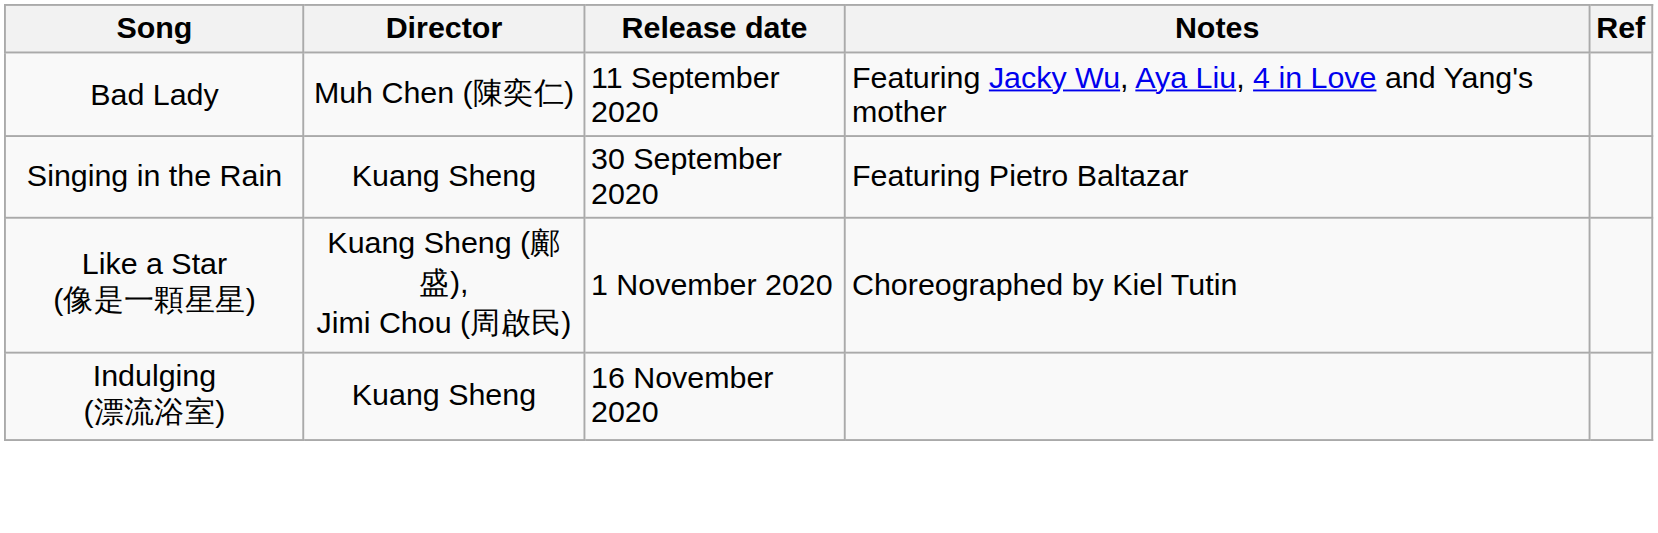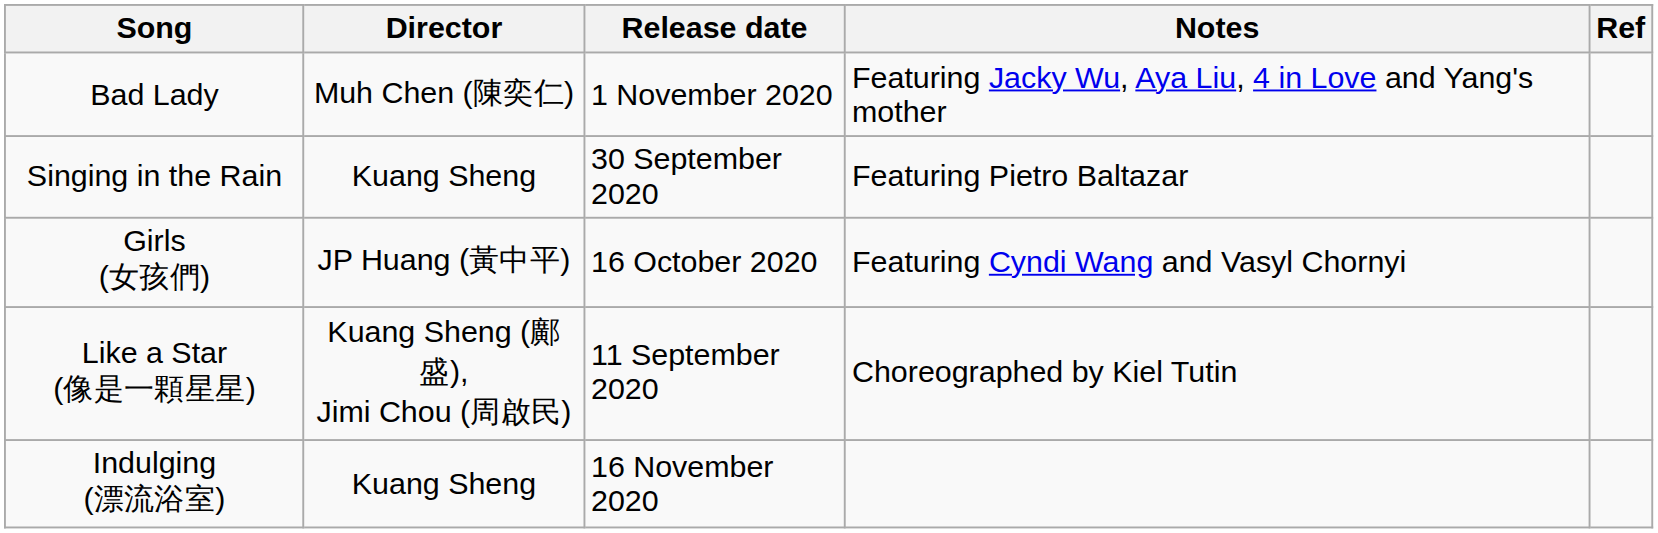(685, 93) 11 September 2020 -> (712, 93) 1 November 2020
+ row: (154, 259)
(712, 284) 1 November 2020 -> (685, 372) 11 September 2020
